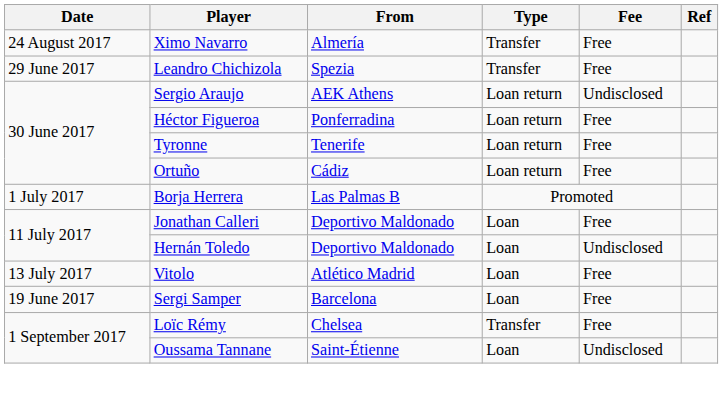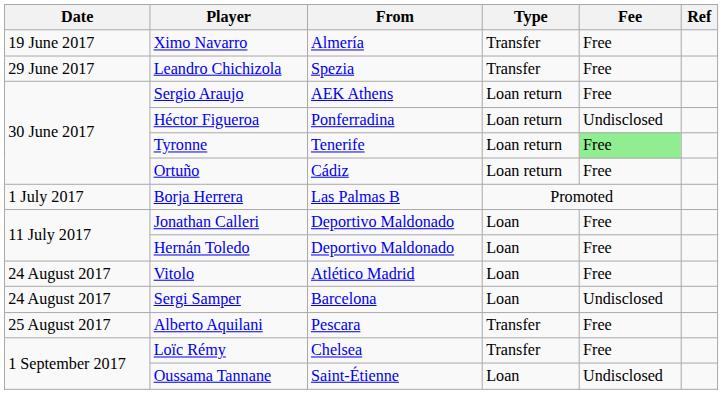(59, 42) 24 August 2017 -> (51, 42) 19 June 2017
(623, 94) Undisclosed -> (597, 94) Free
(597, 119) Free -> (623, 119) Undisclosed
(597, 145) no background -> (597, 145) lightgreen background
(623, 247) Undisclosed -> (597, 247) Free
(50, 273) 13 July 2017 -> (59, 273) 24 August 2017
(51, 299) 19 June 2017 -> (59, 299) 24 August 2017
(597, 299) Free -> (623, 299) Undisclosed
+ row: (208, 324)
